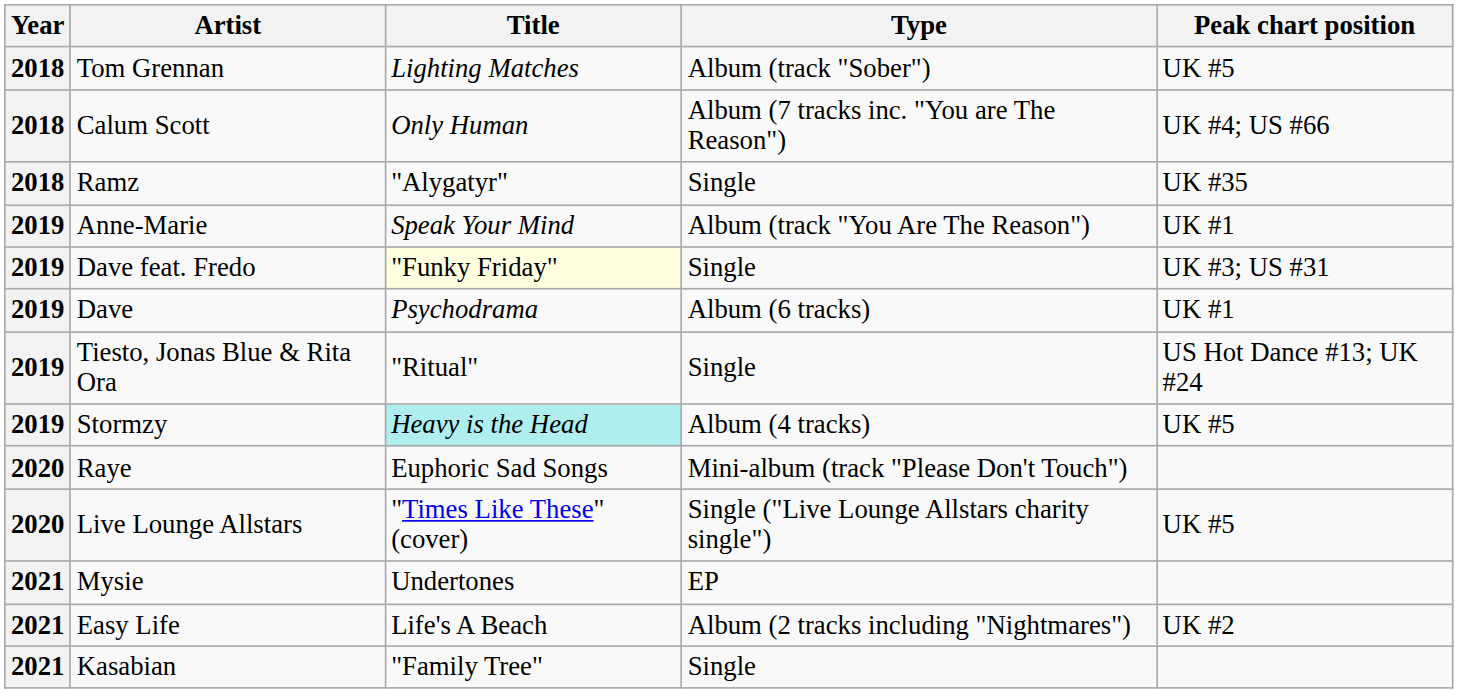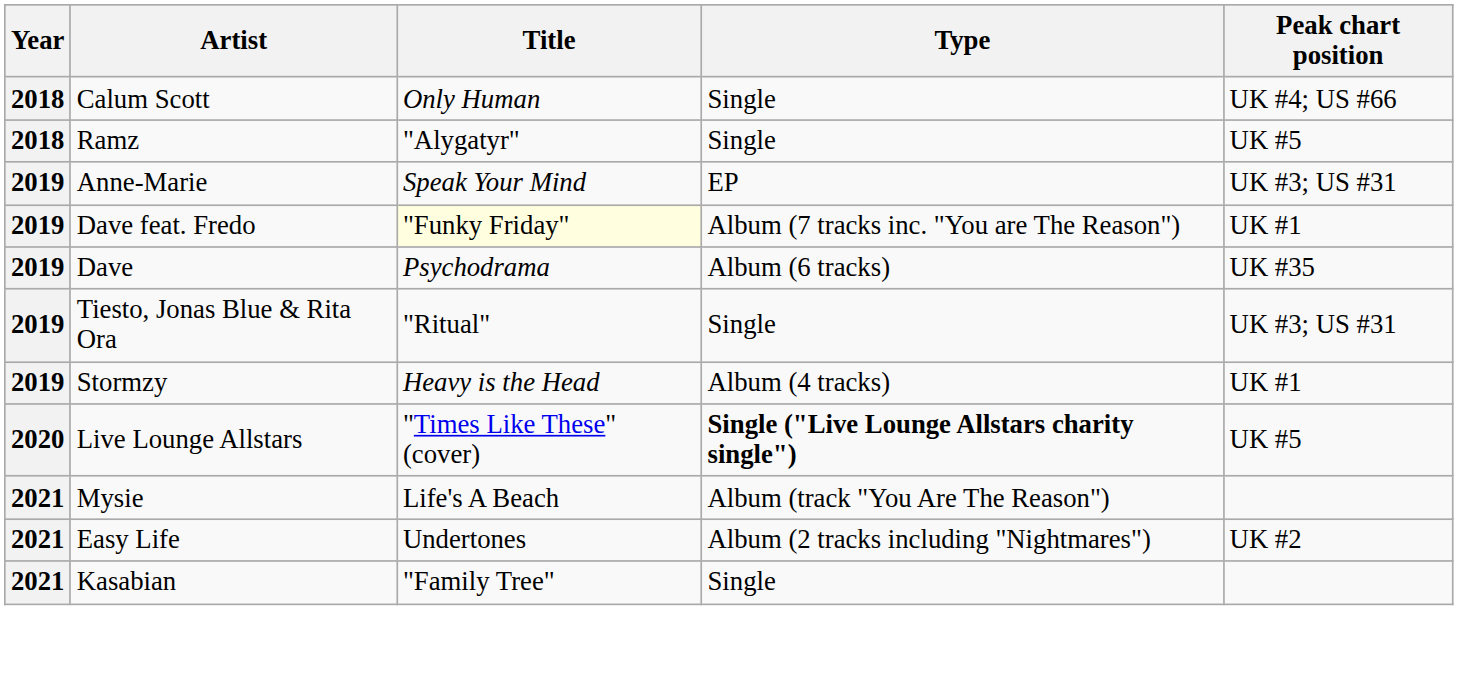- row: (150, 68)
(871, 125) Album (7 tracks inc. "You are The Reason") -> (742, 98) Single
(1205, 182) UK #35 -> (1266, 140) UK #5
(889, 225) Album (track "You Are The Reason") -> (723, 182) EP
(1199, 225) UK #1 -> (1313, 182) UK #3; US #31
(722, 267) Single -> (944, 225) Album (7 tracks inc. "You are The Reason")
(1246, 267) UK #3; US #31 -> (1266, 225) UK #1
(1199, 310) UK #1 -> (1272, 267) UK #35
(1290, 367) US Hot Dance #13; UK #24 -> (1313, 325) UK #3; US #31
(489, 424) paleturquoise background -> (501, 382) no background
(1199, 424) UK #5 -> (1266, 382) UK #1
- row: (104, 467)
(888, 524) normal -> (921, 439) bold
(453, 582) Undertones -> (481, 497) Life's A Beach
(703, 582) EP -> (909, 497) Album (track "You Are The Reason")
(469, 624) Life's A Beach -> (465, 539) Undertones
